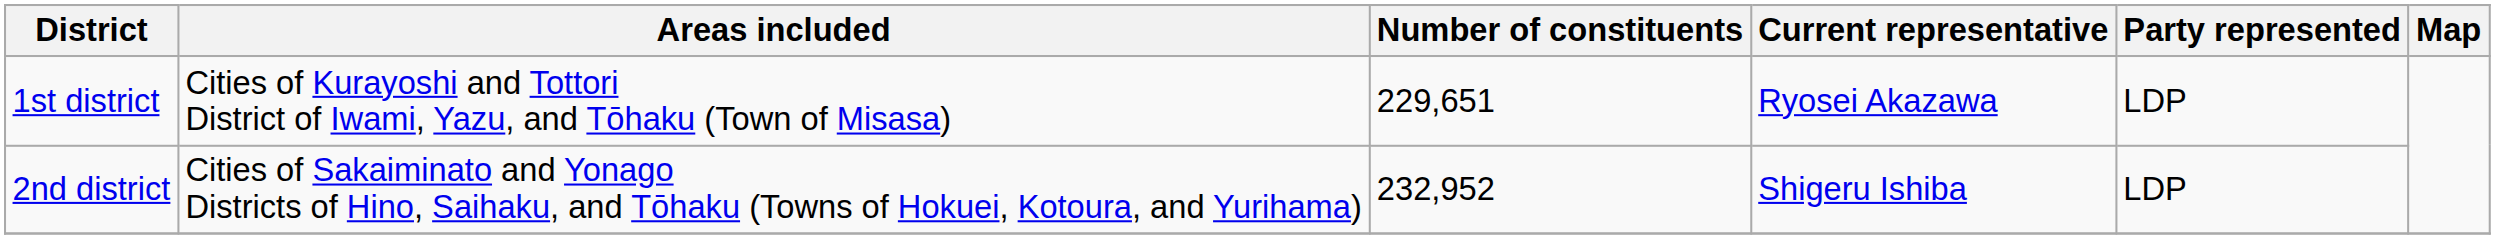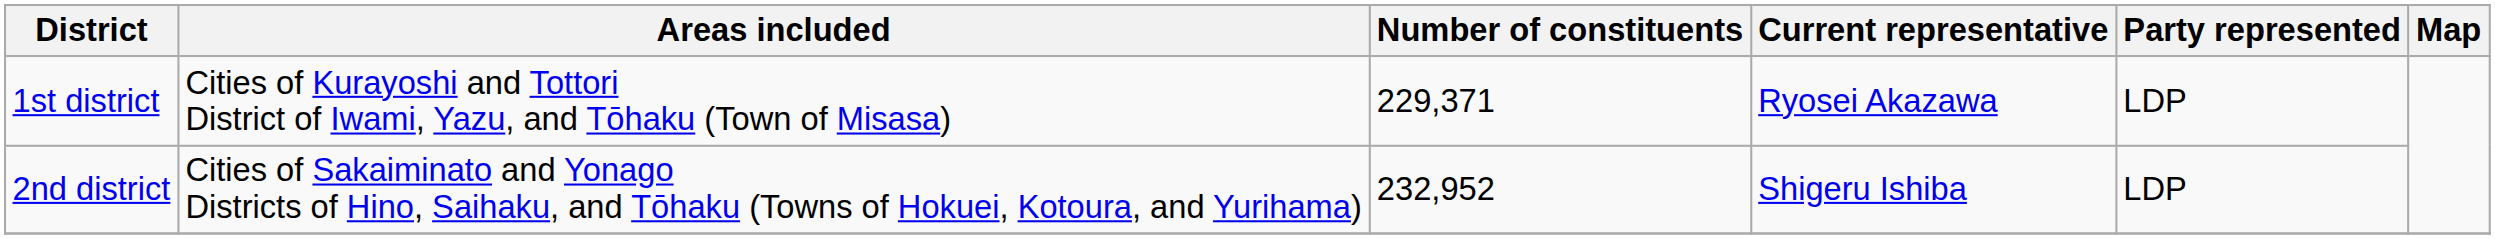(1436, 100) 229,651 -> (1436, 100) 229,371
